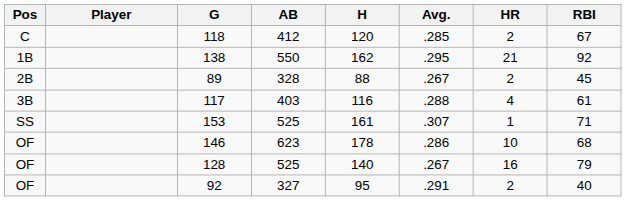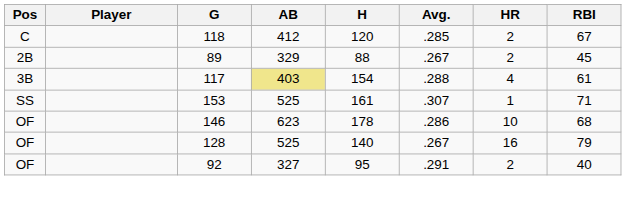- row: (214, 57)
(288, 79) 328 -> (288, 57) 329
(288, 100) no background -> (288, 79) khaki background
(362, 100) 116 -> (362, 79) 154
